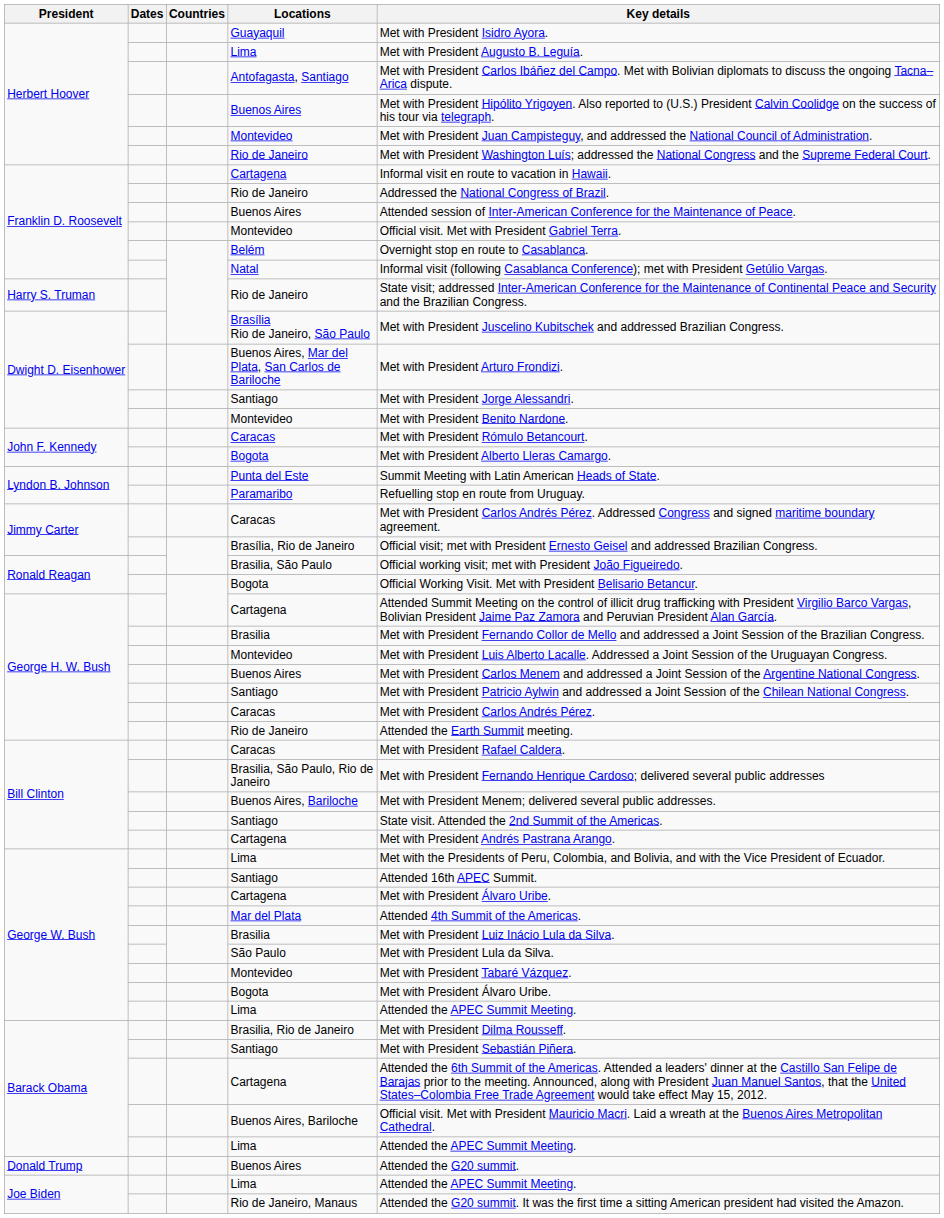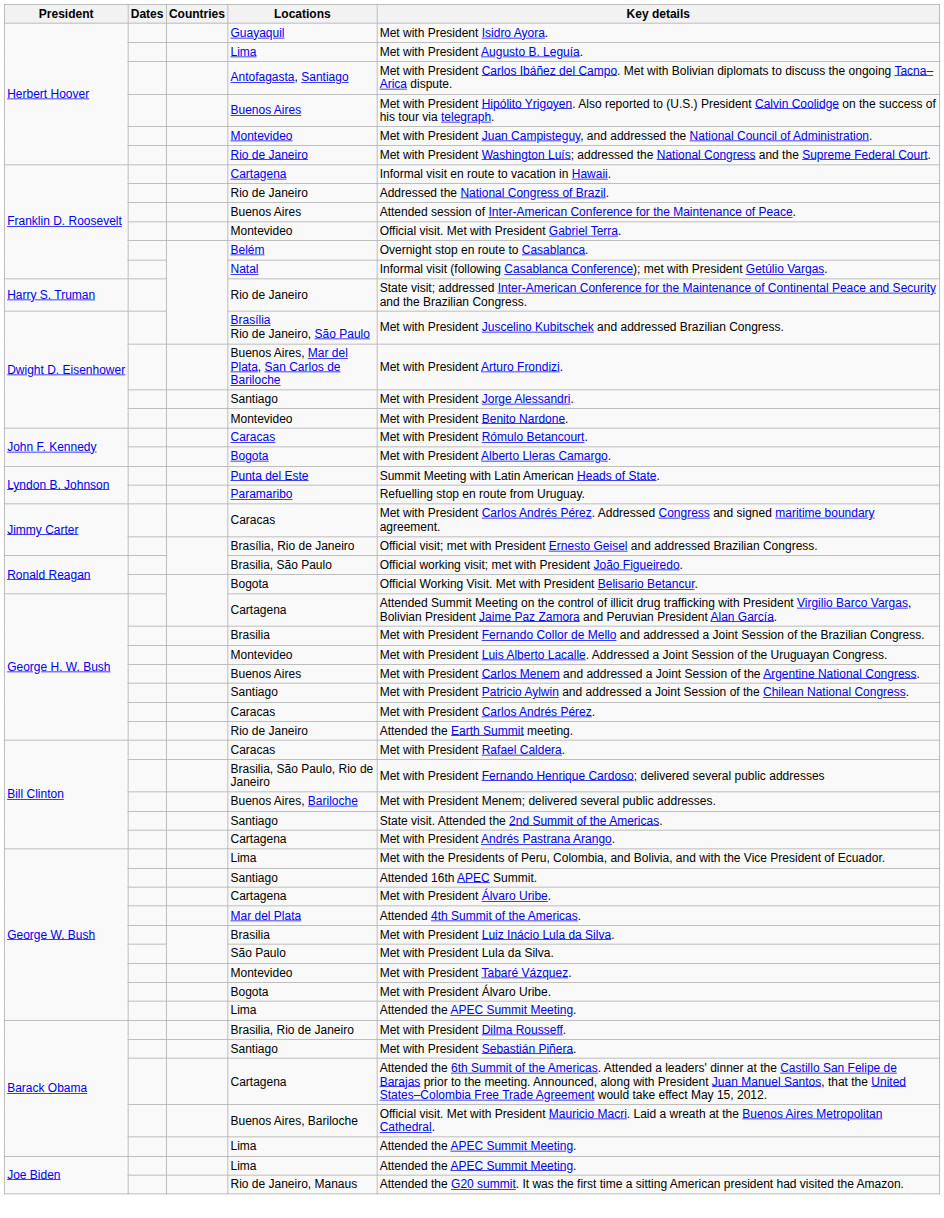- row: (45, 1165)
